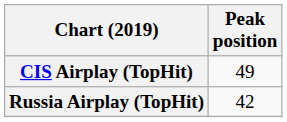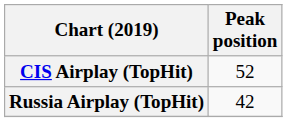(245, 71) 49 -> (245, 71) 52
